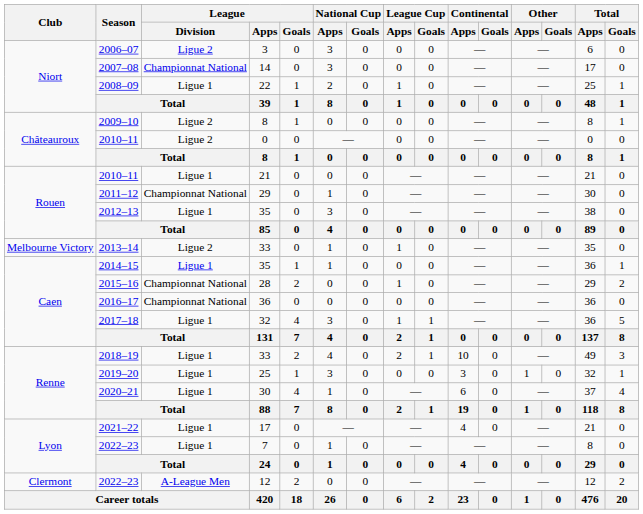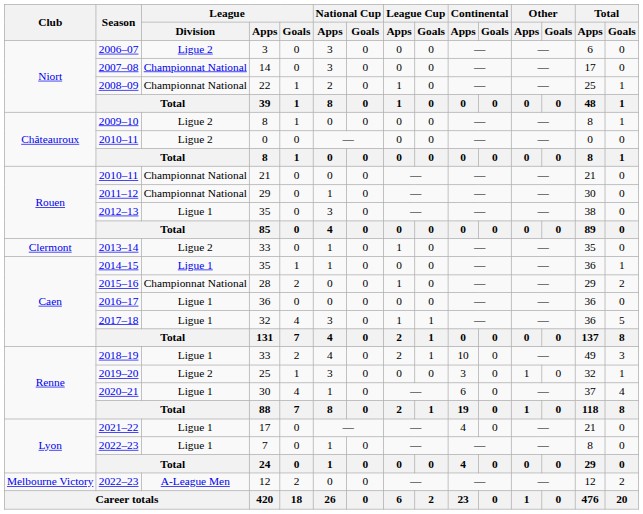(195, 85) Ligue 1 -> (195, 85) Championnat National
(195, 175) Ligue 1 -> (195, 175) Championnat National
(50, 247) Melbourne Victory -> (50, 247) Clermont
(195, 301) Championnat National -> (195, 301) Ligue 1
(195, 373) Ligue 1 -> (195, 373) Ligue 2
(50, 481) Clermont -> (50, 481) Melbourne Victory
